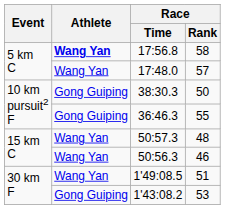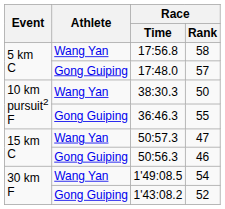(82, 52) bold -> (81, 52) normal
(81, 71) Wang Yan -> (91, 71) Gong Guiping
(91, 92) Gong Guiping -> (81, 92) Wang Yan
(203, 138) 48 -> (203, 138) 47
(81, 157) Wang Yan -> (91, 157) Gong Guiping
(203, 176) 51 -> (203, 176) 54
(203, 195) 53 -> (203, 195) 52
